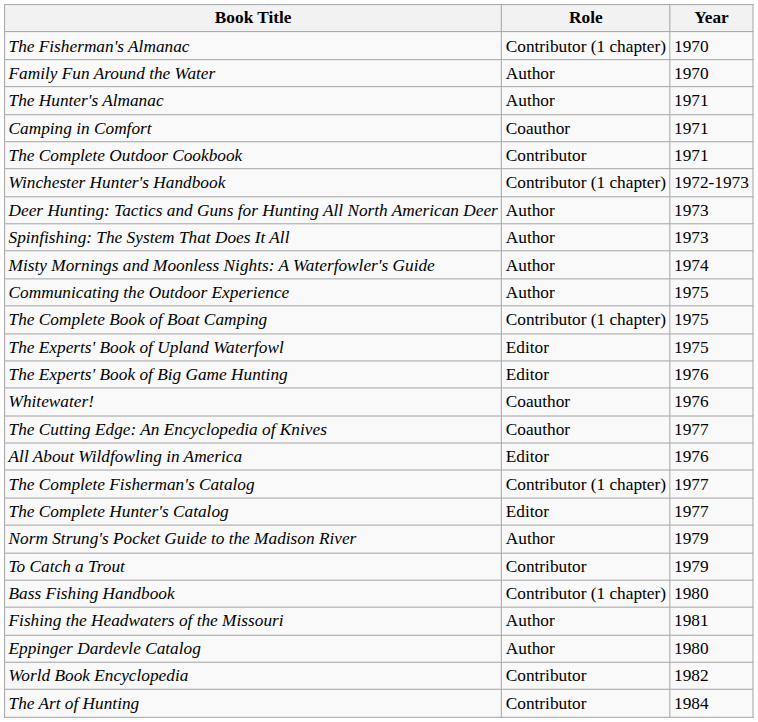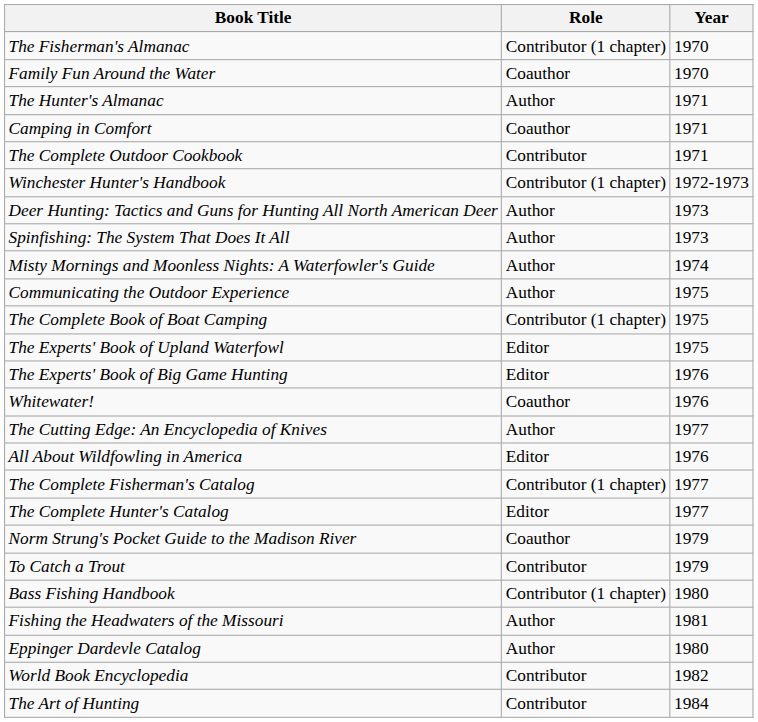(530, 73) Author -> (538, 73) Coauthor
(538, 429) Coauthor -> (530, 429) Author
(530, 538) Author -> (538, 538) Coauthor
